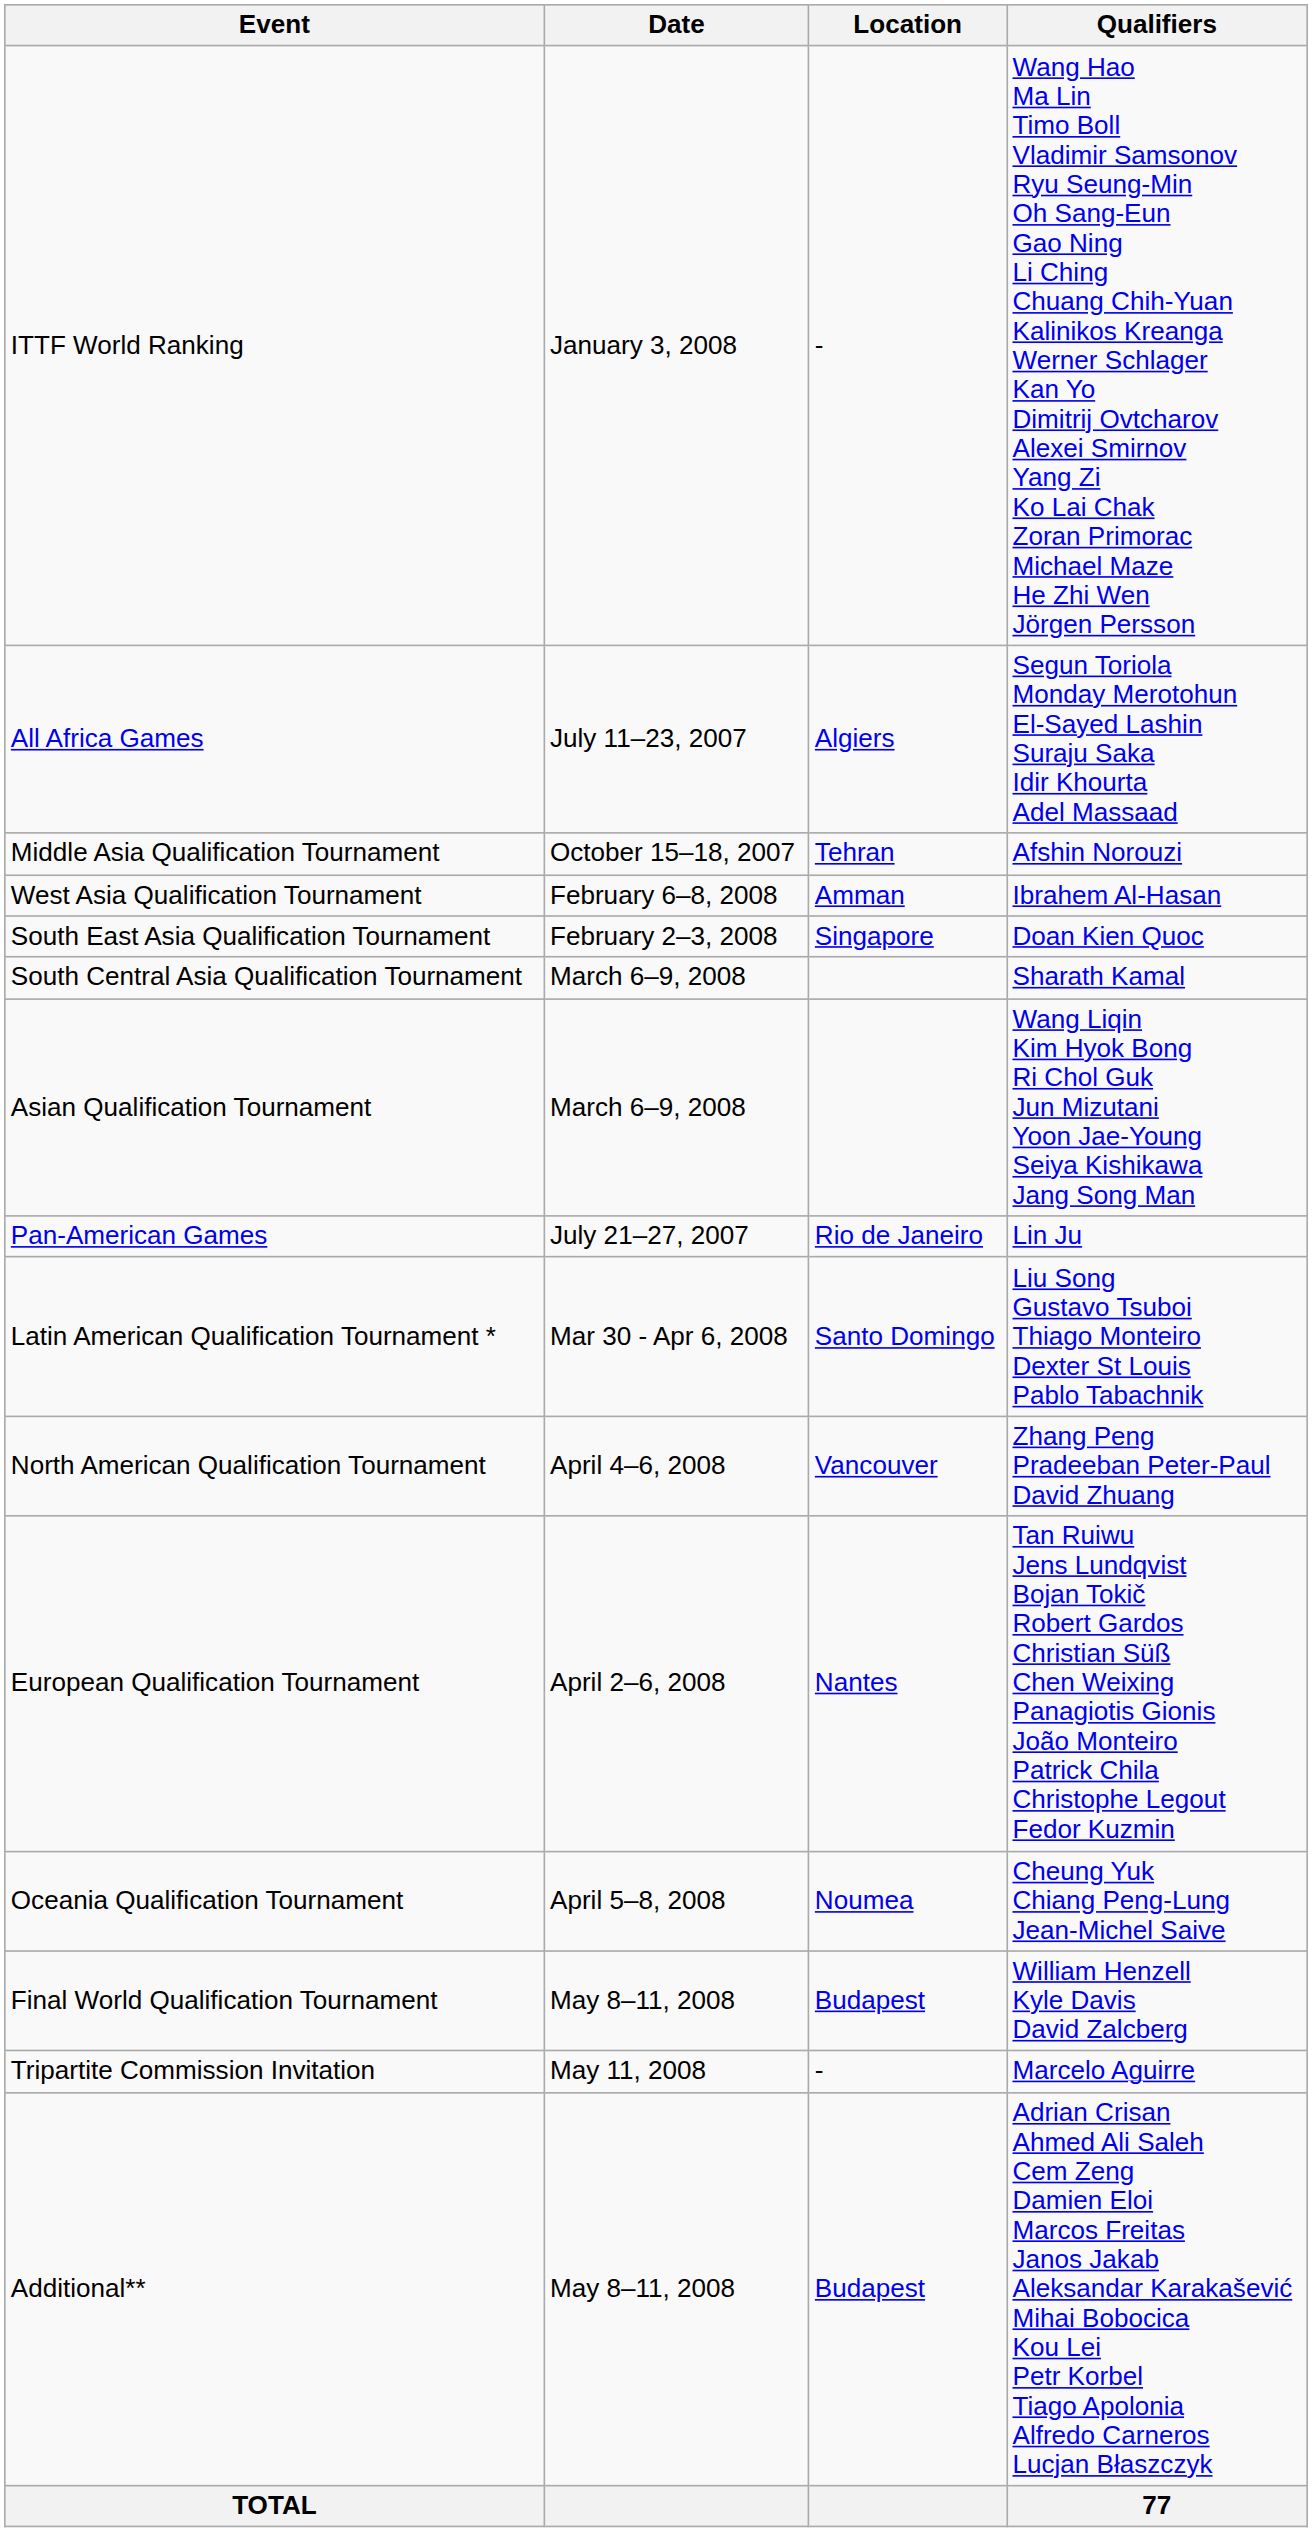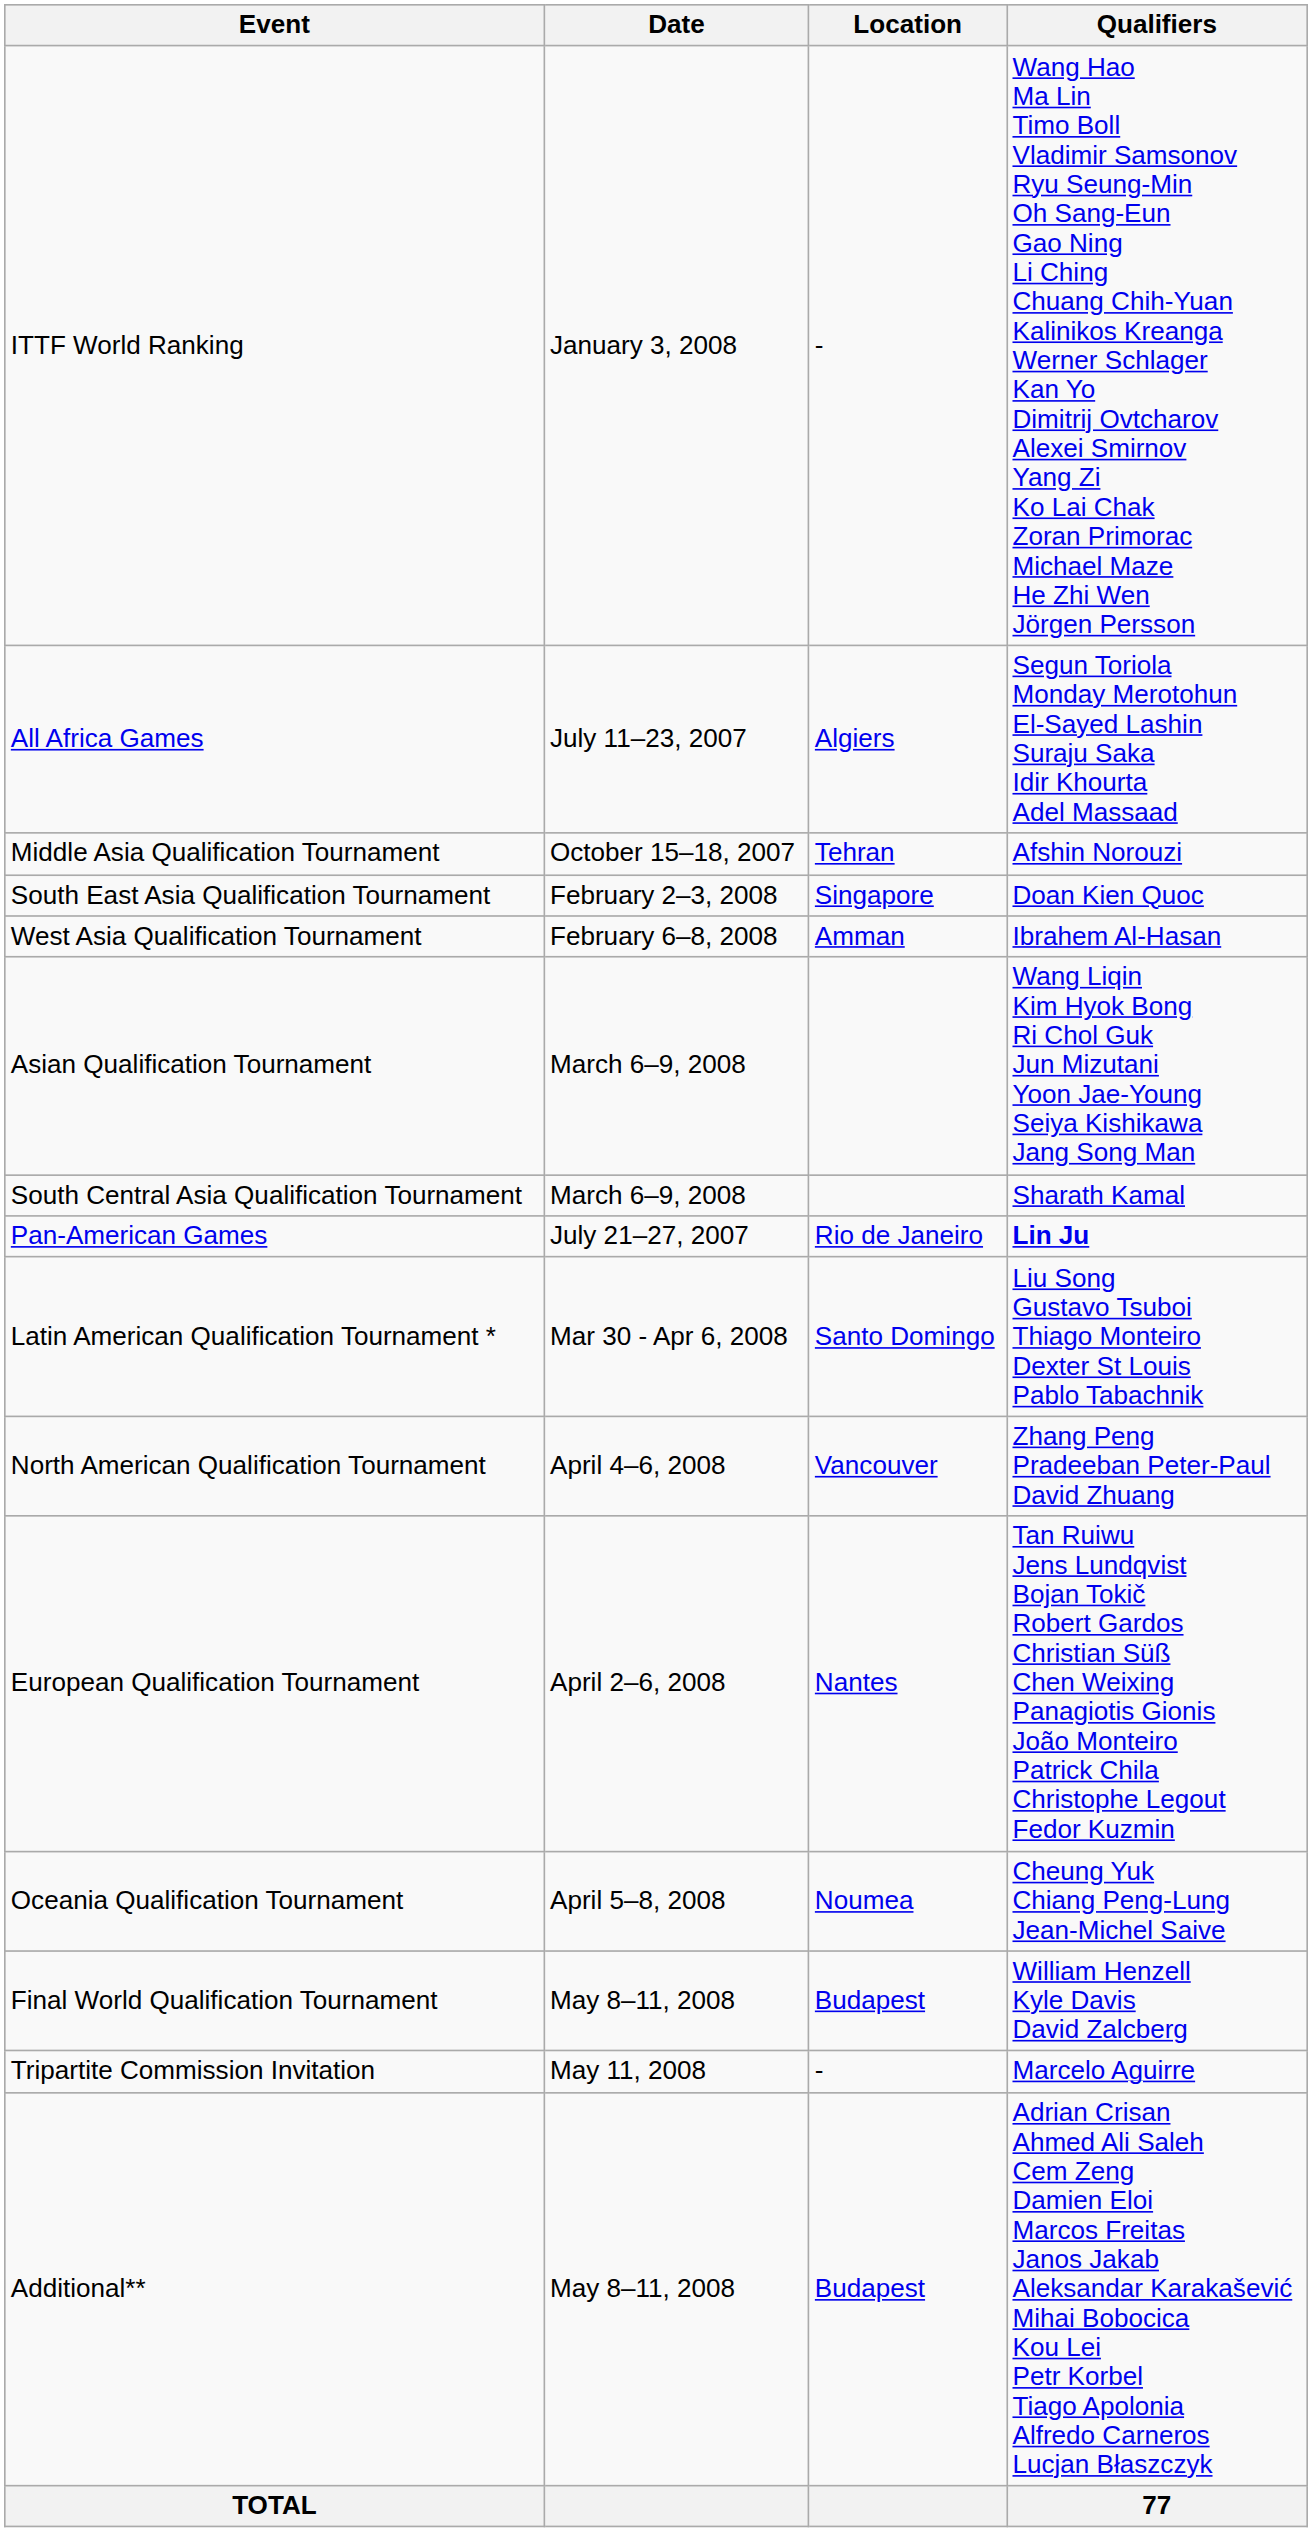rows swapped: (251, 936) <-> (216, 894)
rows swapped: (266, 977) <-> (191, 1106)
(1047, 1236) normal -> (1051, 1236) bold
